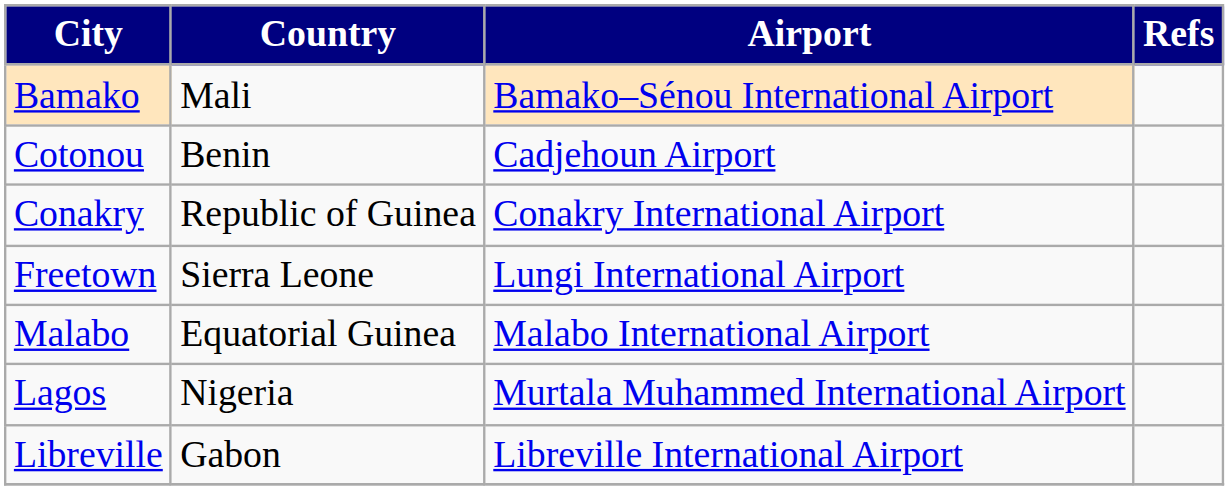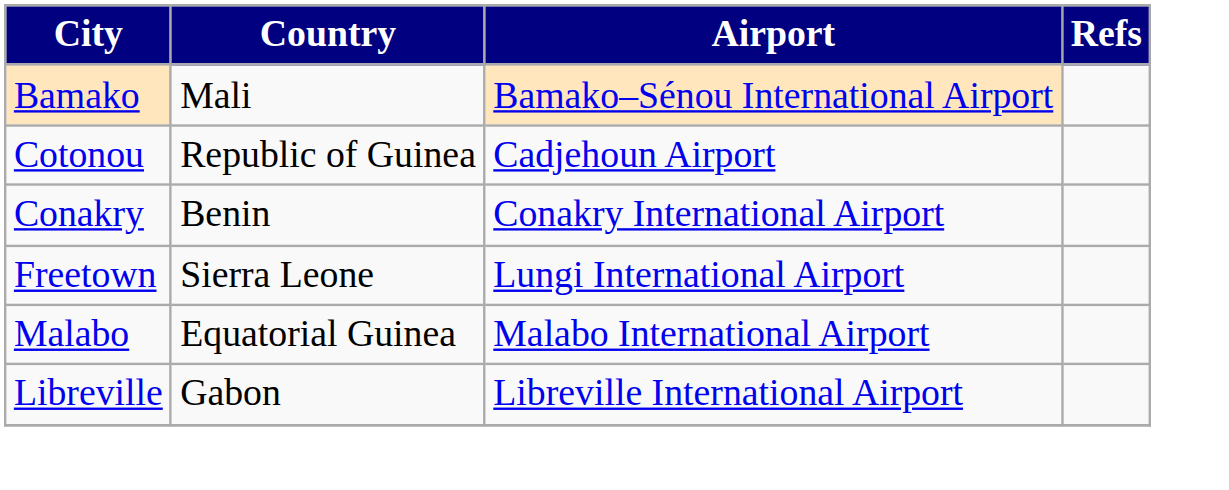(225, 154) Benin -> (328, 154) Republic of Guinea
(328, 214) Republic of Guinea -> (225, 214) Benin
- row: (60, 393)
